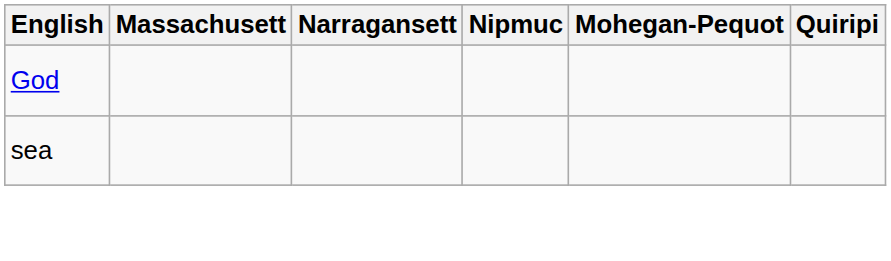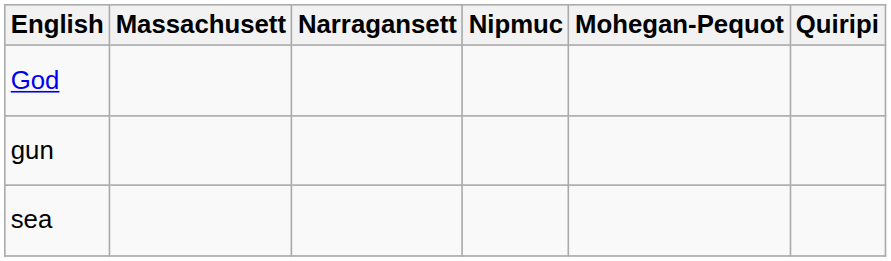+ row: (32, 150)
